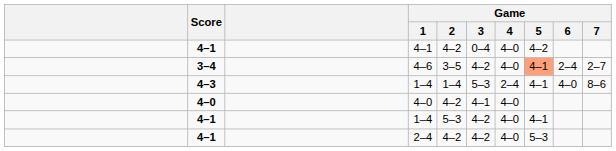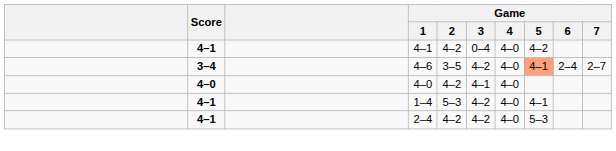- row: (206, 84)
